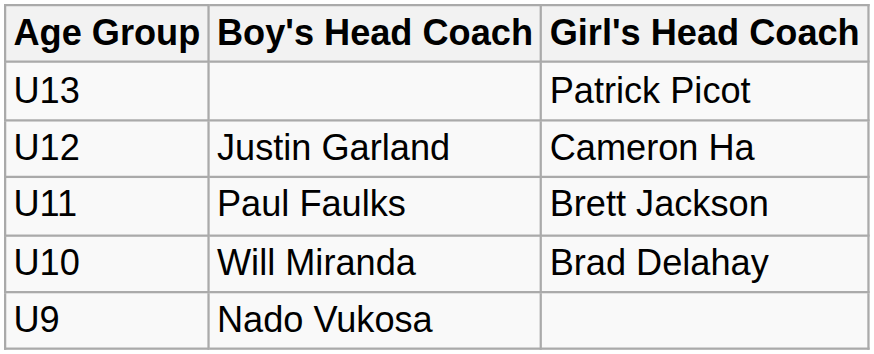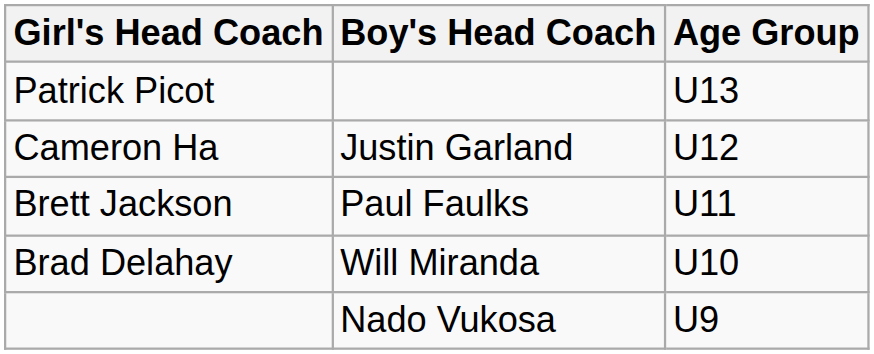columns swapped: (107, 33) <-> (705, 33)
